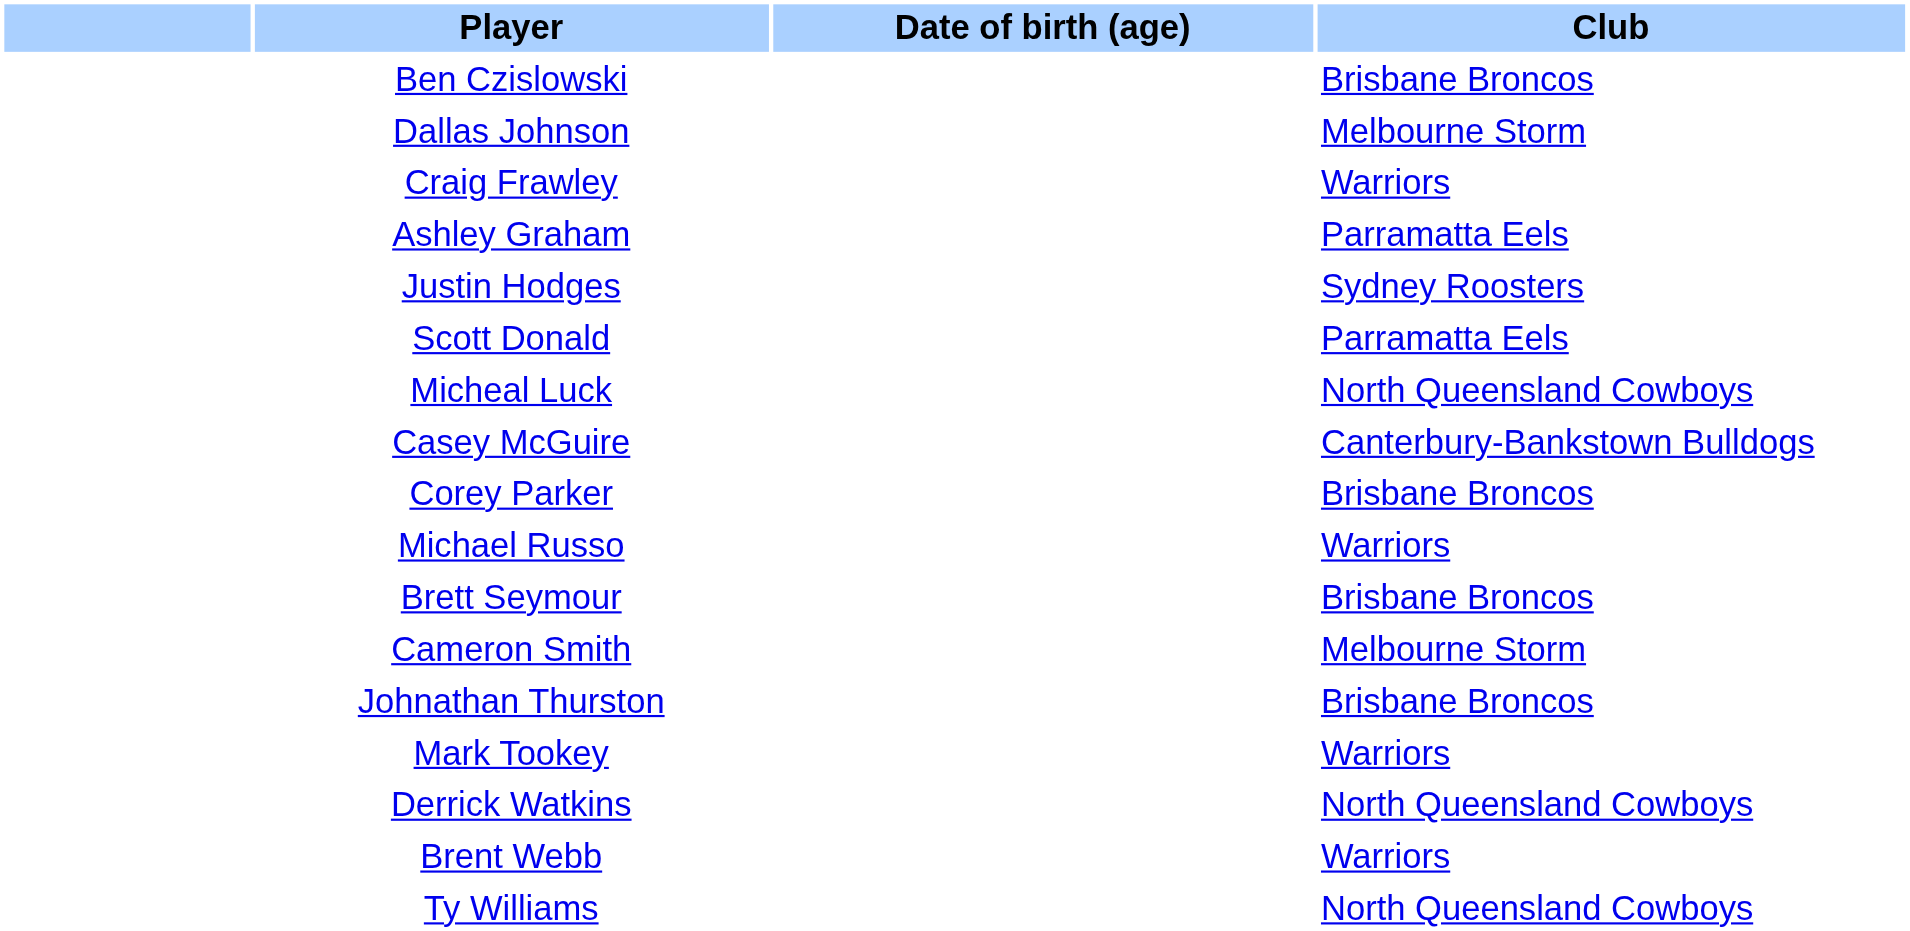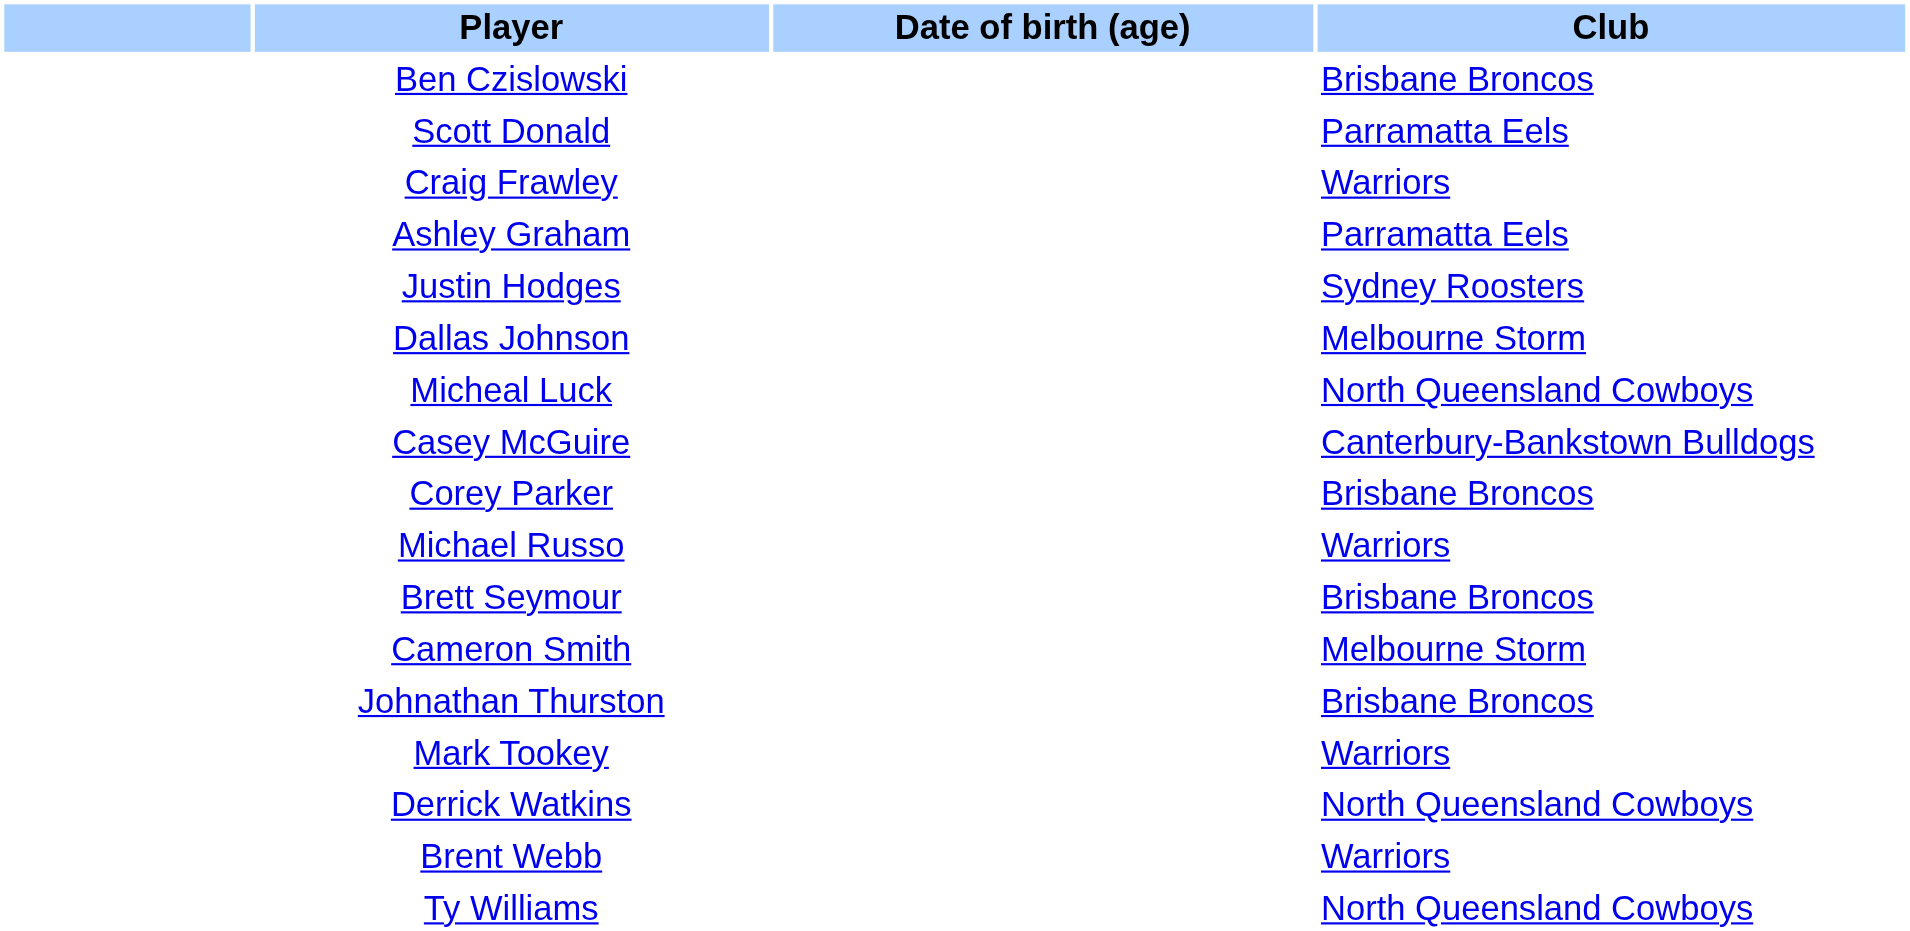rows swapped: (511, 338) <-> (511, 131)
